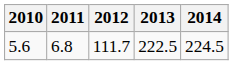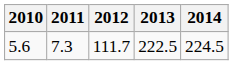(62, 45) 6.8 -> (62, 45) 7.3
